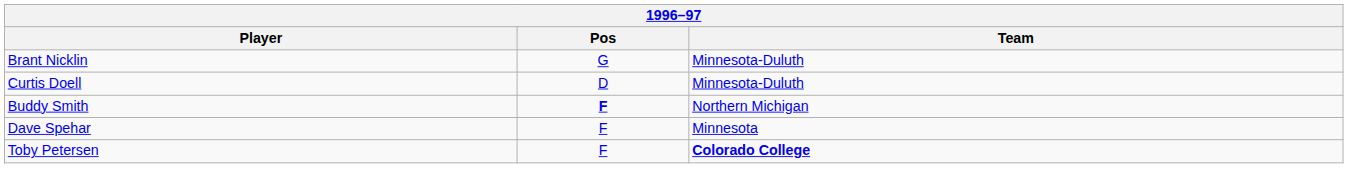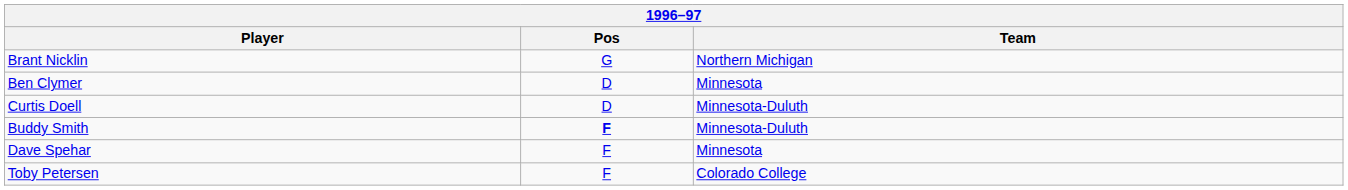(748, 60) Minnesota-Duluth -> (755, 60) Northern Michigan
+ row: (45, 83)
(750, 106) Northern Michigan -> (752, 128) Minnesota-Duluth
(751, 151) bold -> (751, 173) normal
